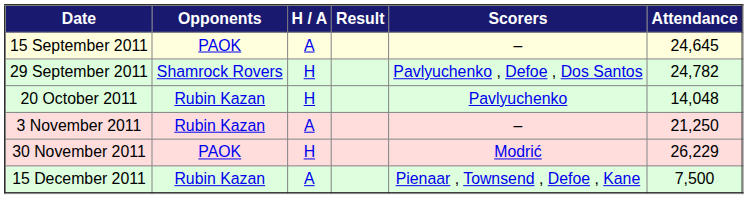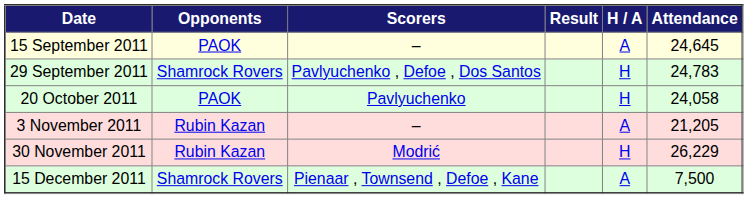columns swapped: (309, 18) <-> (518, 18)
(695, 72) 24,782 -> (695, 72) 24,783
(220, 99) Rubin Kazan -> (220, 99) PAOK
(695, 99) 14,048 -> (695, 99) 24,058
(695, 125) 21,250 -> (695, 125) 21,205
(220, 152) PAOK -> (220, 152) Rubin Kazan
(220, 179) Rubin Kazan -> (220, 179) Shamrock Rovers
